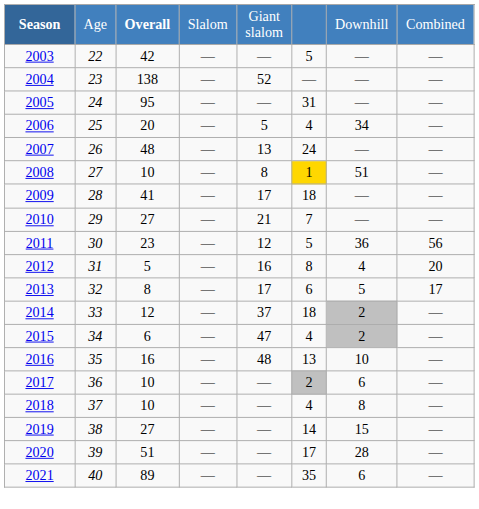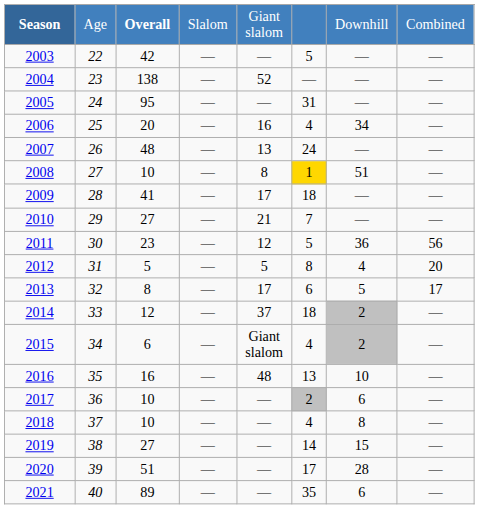(264, 126) 5 -> (264, 126) 16
(264, 266) 16 -> (264, 266) 5
(264, 336) 47 -> (264, 344) Giant slalom
